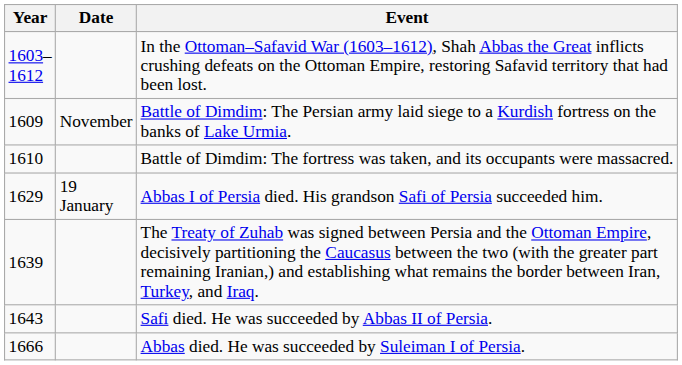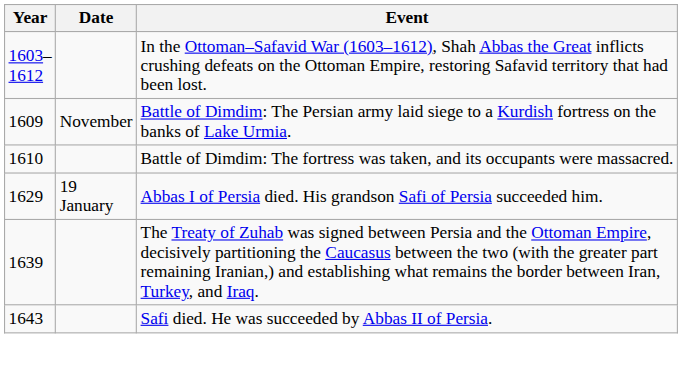- row: (333, 346)
